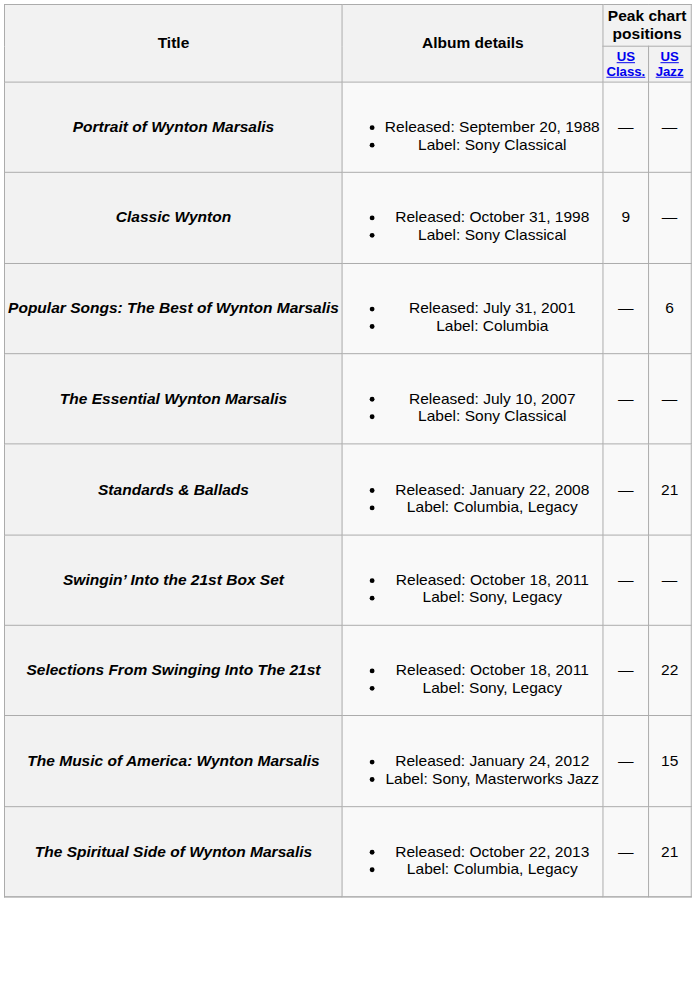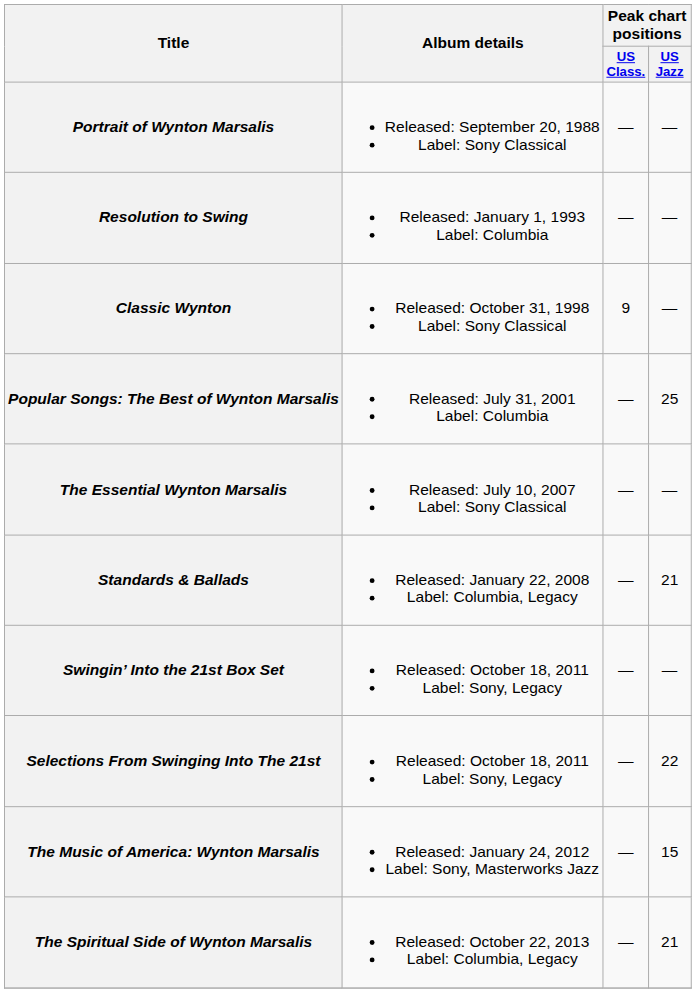+ row: (173, 217)
(670, 308) 6 -> (670, 398) 25
